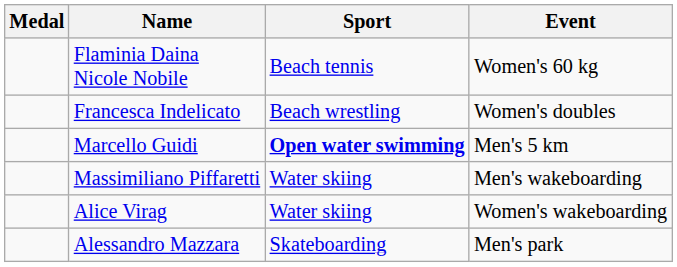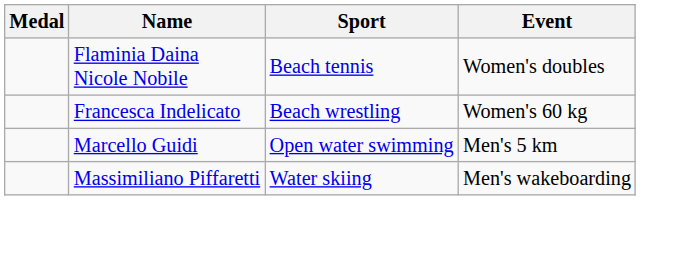(536, 66) Women's 60 kg -> (534, 66) Women's doubles
(545, 111) Women's doubles -> (525, 111) Women's 60 kg
(367, 145) bold -> (362, 145) normal
- row: (120, 211)
- row: (156, 245)
